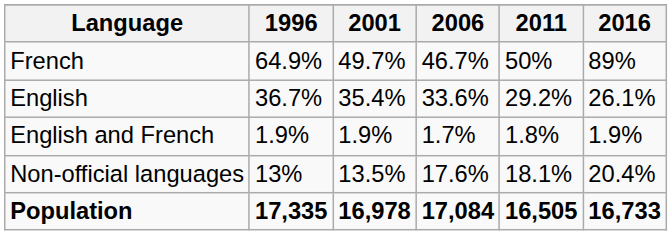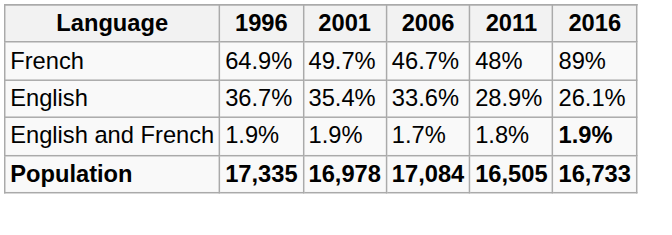(529, 60) 50% -> (499, 60) 48%
(539, 98) 29.2% -> (509, 98) 28.9%
(615, 135) normal -> (586, 135) bold
- row: (127, 173)
